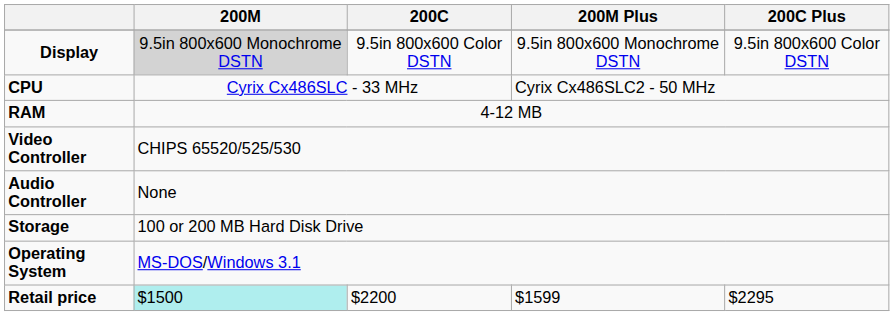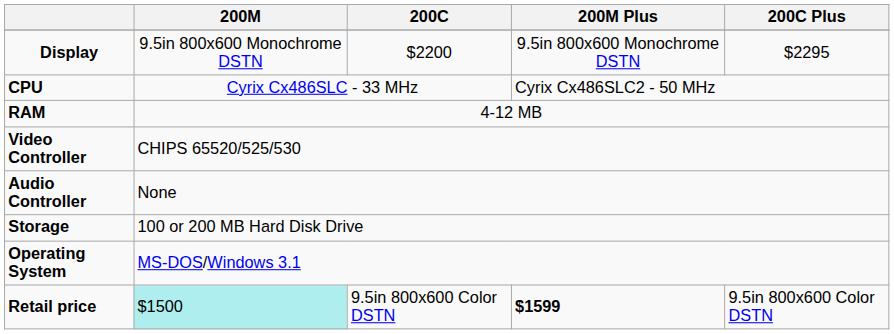(240, 52) lightgrey background -> (240, 52) no background
(429, 52) 9.5in 800x600 Color DSTN -> (429, 52) $2200
(807, 52) 9.5in 800x600 Color DSTN -> (807, 52) $2295
(374, 297) $2200 -> (424, 307) 9.5in 800x600 Color DSTN
(538, 297) normal -> (538, 307) bold
(751, 297) $2295 -> (802, 307) 9.5in 800x600 Color DSTN
